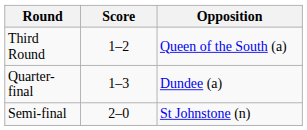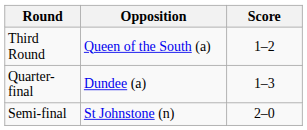columns swapped: (230, 16) <-> (119, 16)
